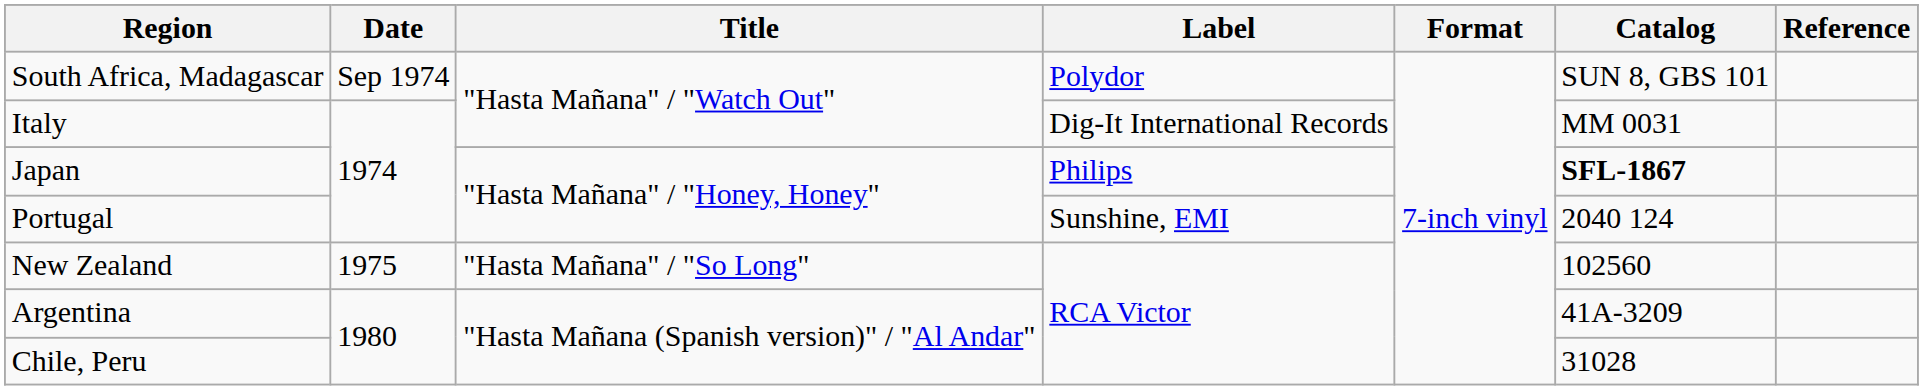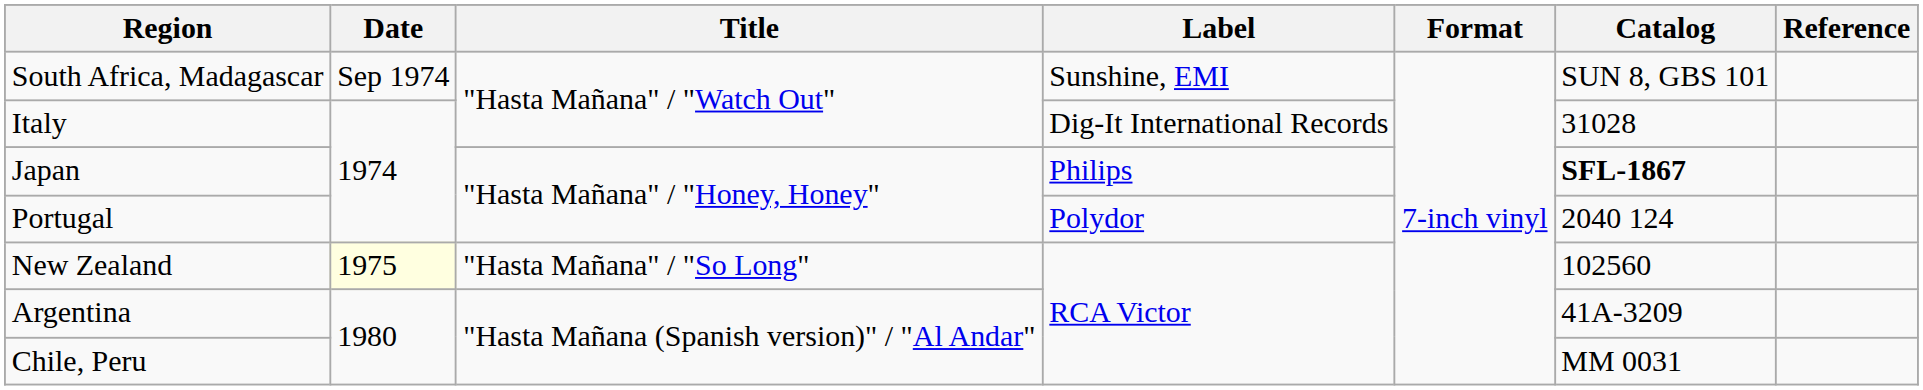(1097, 75) Polydor -> (1139, 75) Sunshine, EMI
(1622, 123) MM 0031 -> (1599, 123) 31028
(1139, 218) Sunshine, EMI -> (1097, 218) Polydor
(367, 265) no background -> (367, 265) lightyellow background
(1599, 360) 31028 -> (1622, 360) MM 0031
